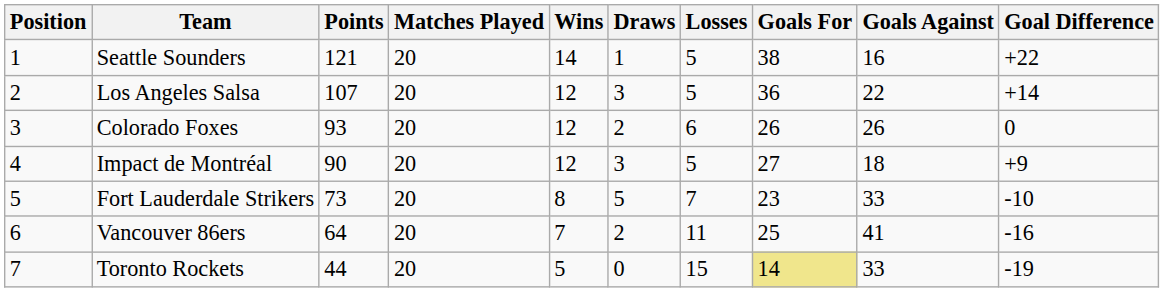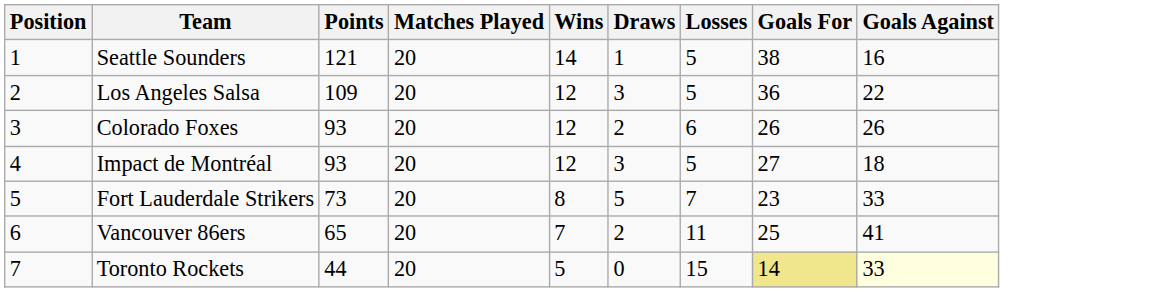- column: (1079, 22)
(341, 92) 107 -> (341, 92) 109
(335, 163) 90 -> (335, 163) 93
(335, 233) 64 -> (335, 233) 65
(874, 269) no background -> (874, 269) lightyellow background
